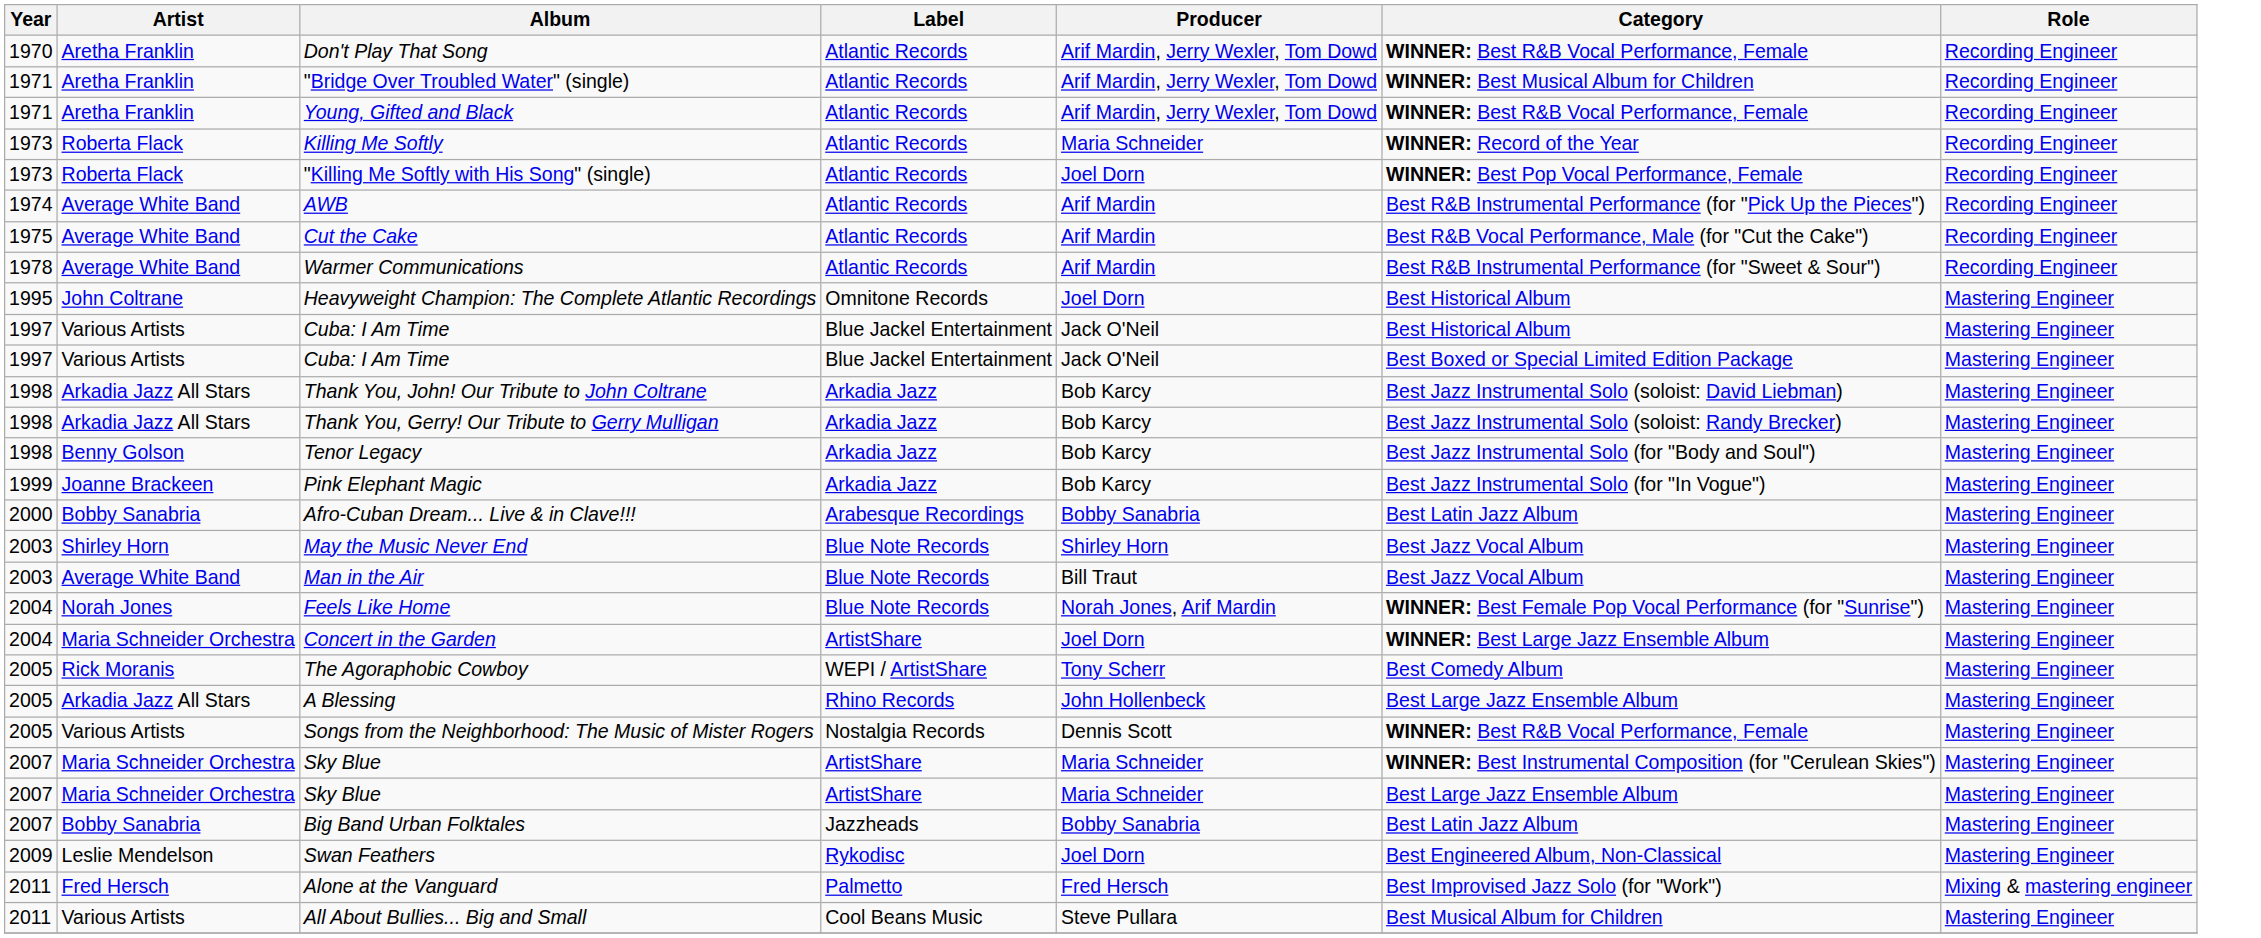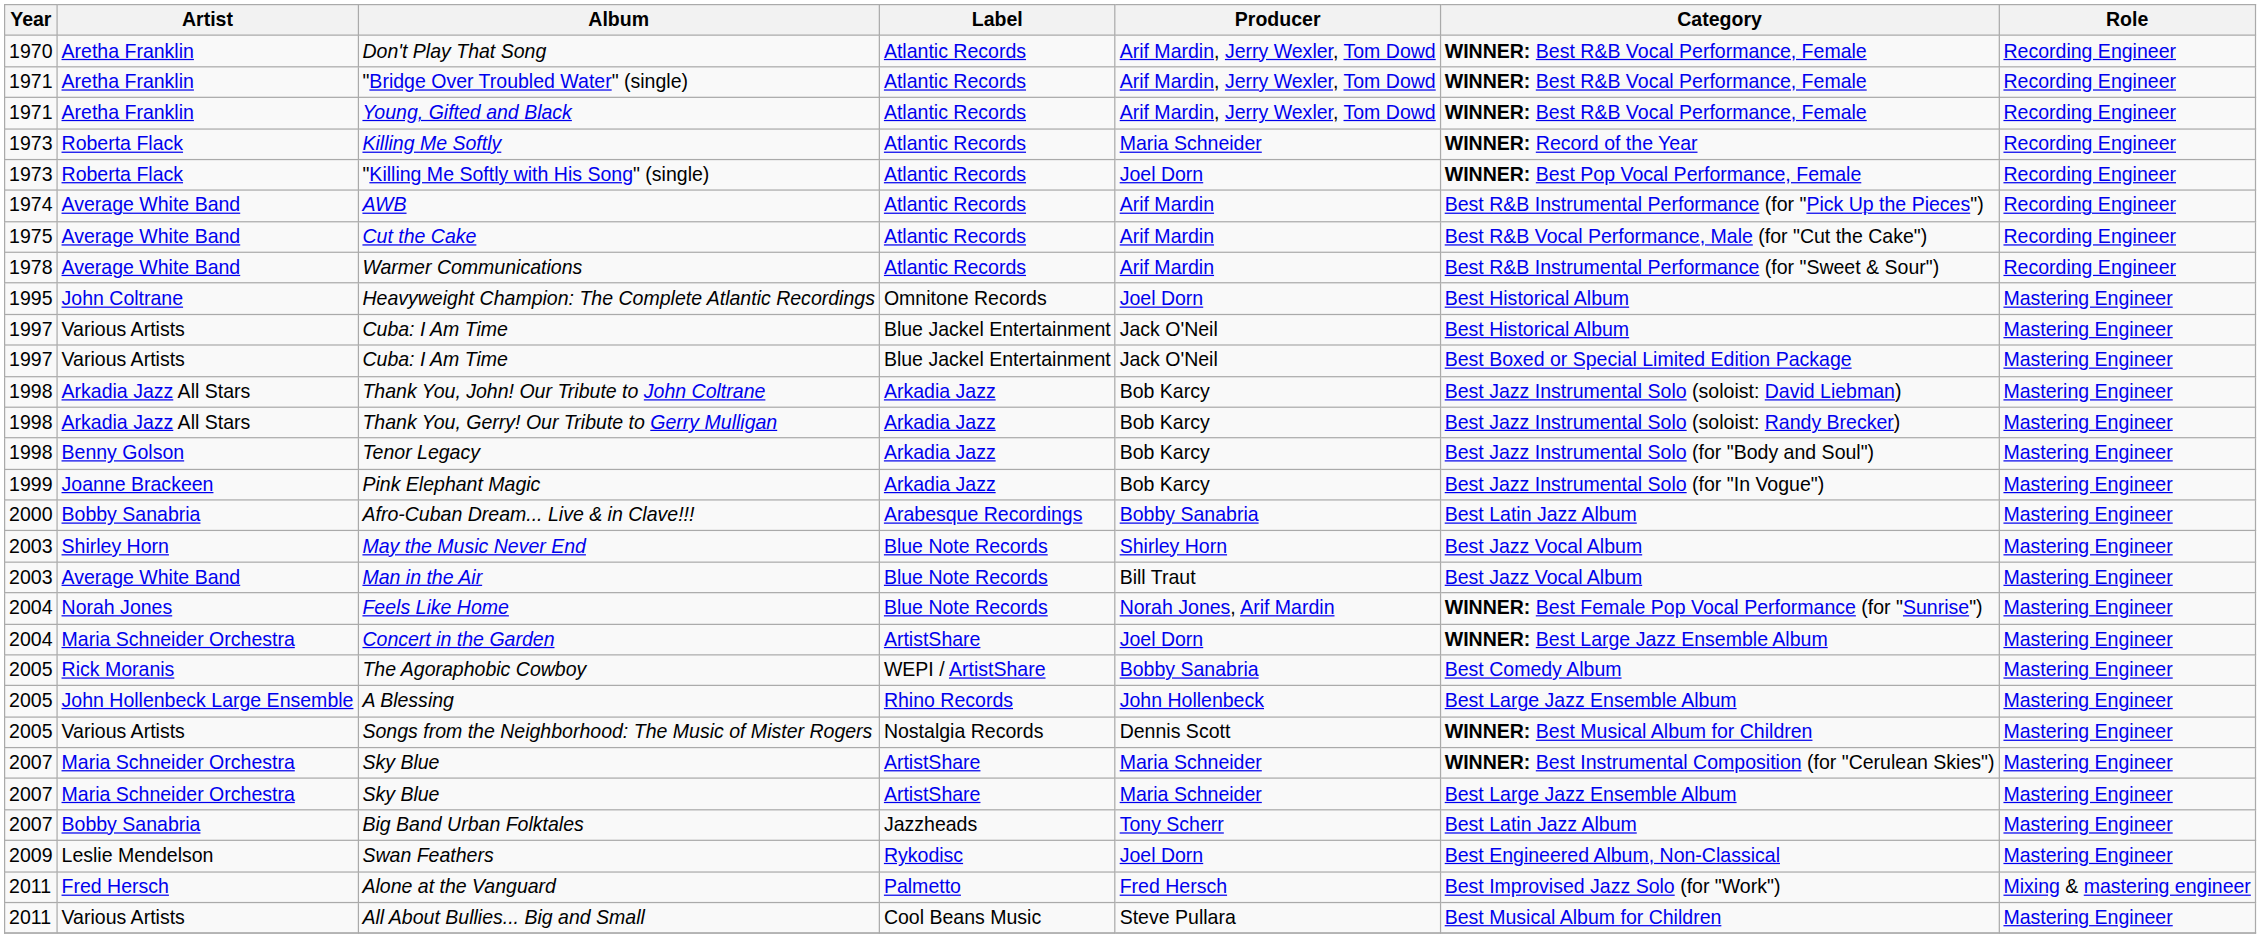(1570, 81) WINNER: Best Musical Album for Children -> (1656, 81) WINNER: Best R&B Vocal Performance, Female
(1113, 670) Tony Scherr -> (1189, 670) Bobby Sanabria
(156, 701) Arkadia Jazz All Stars -> (207, 701) John Hollenbeck Large Ensemble
(1597, 732) WINNER: Best R&B Vocal Performance, Female -> (1629, 732) WINNER: Best Musical Album for Children
(1130, 824) Bobby Sanabria -> (1172, 824) Tony Scherr
